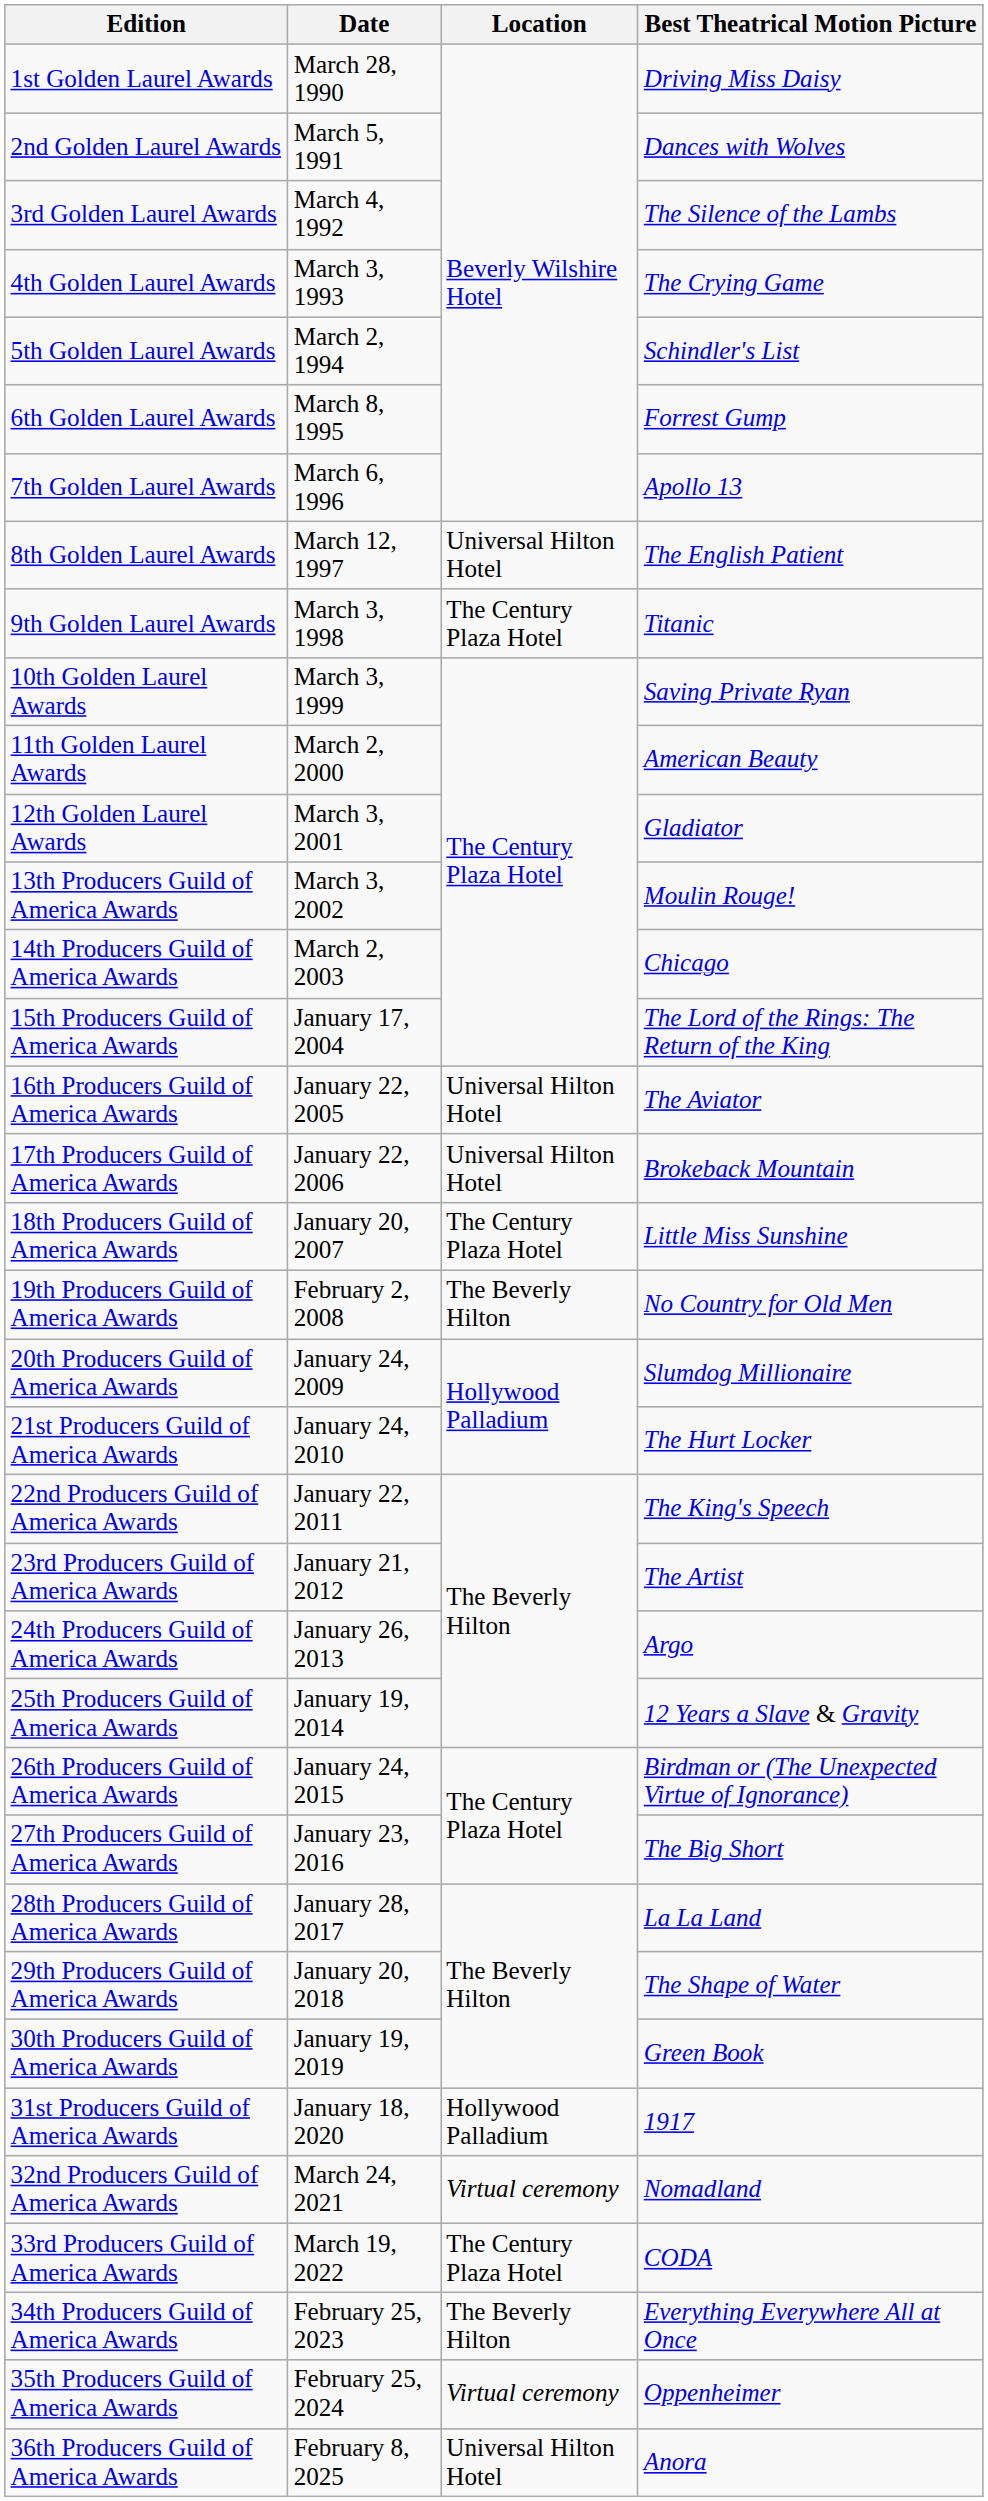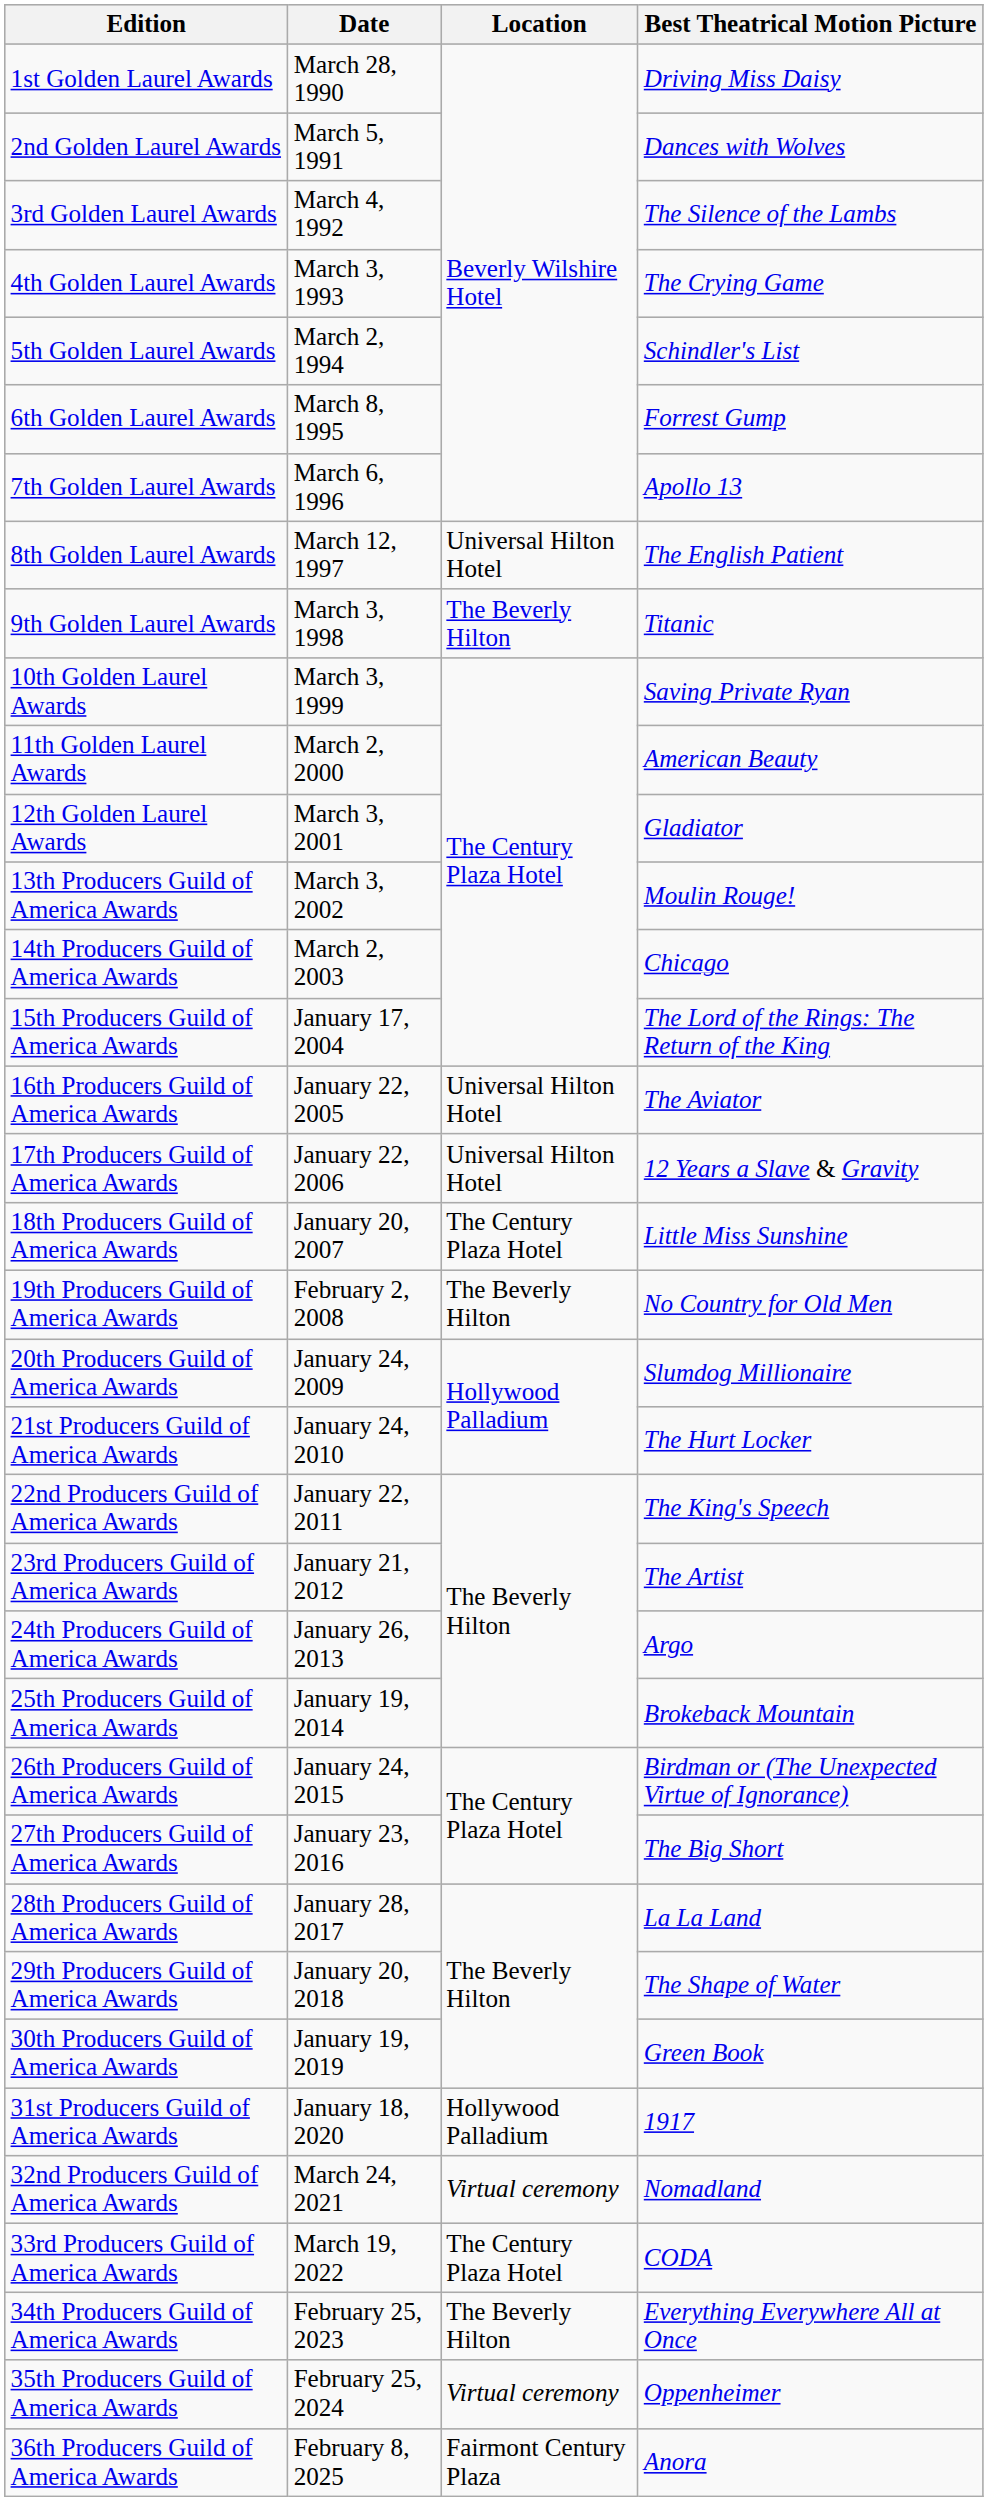(509, 623) The Century Plaza Hotel -> (509, 623) The Beverly Hilton
(749, 1167) Brokeback Mountain -> (781, 1167) 12 Years a Slave & Gravity
(781, 1712) 12 Years a Slave & Gravity -> (749, 1712) Brokeback Mountain
(530, 2461) Universal Hilton Hotel -> (536, 2461) Fairmont Century Plaza
